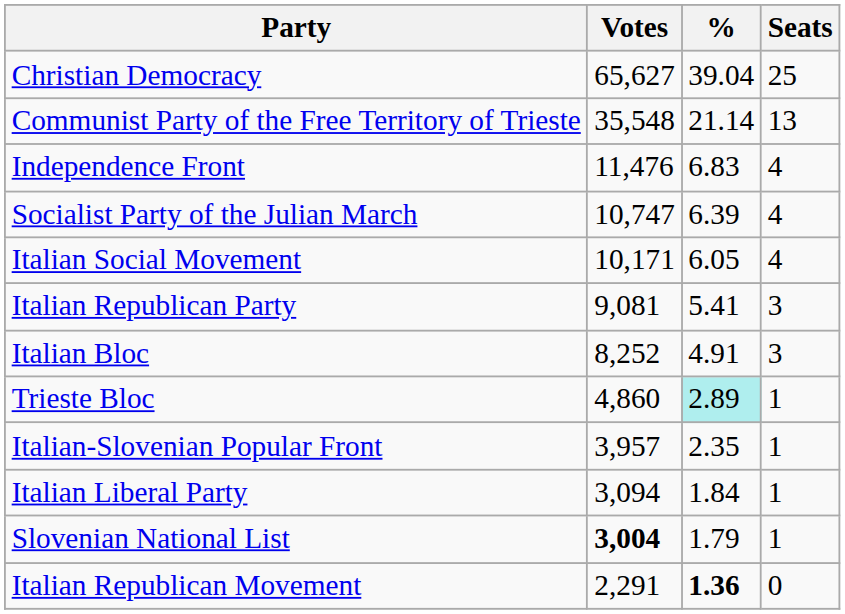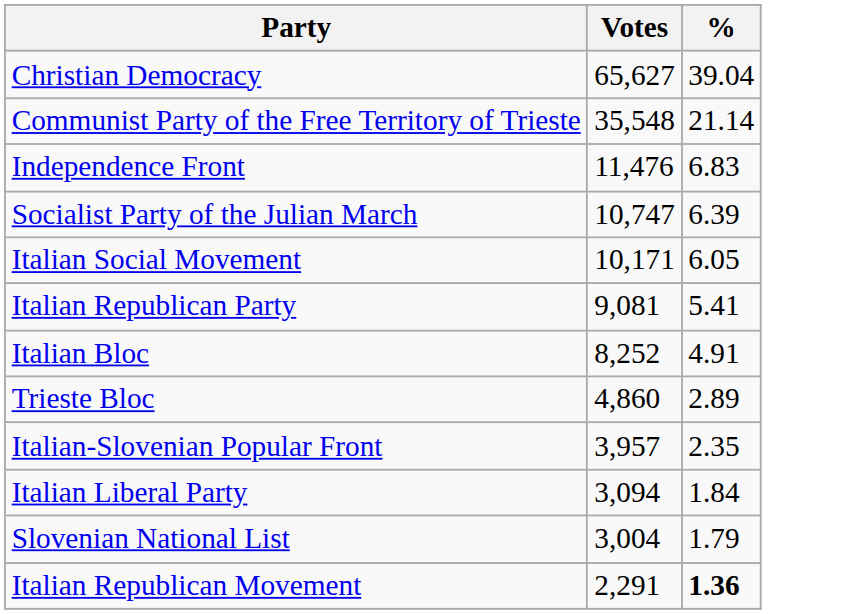- column: (800, 27)
(714, 399) paleturquoise background -> (714, 399) no background
(627, 538) bold -> (627, 538) normal
